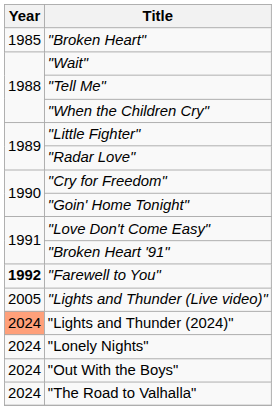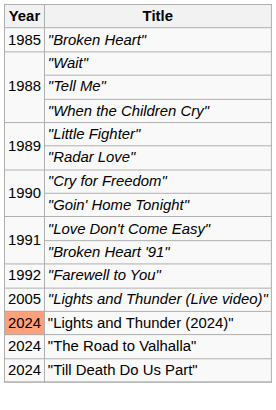(24, 275) bold -> (24, 275) normal
- row: (98, 346)
- row: (113, 370)
+ row: (123, 370)
